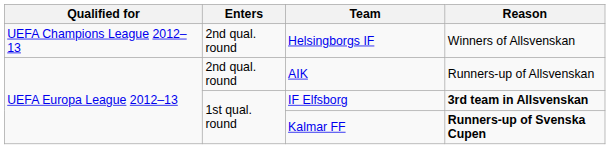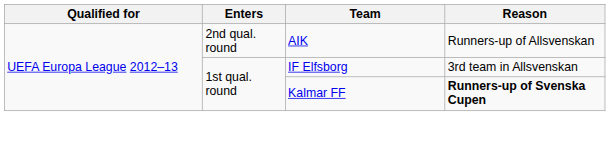- row: (331, 40)
(518, 100) bold -> (513, 67) normal
